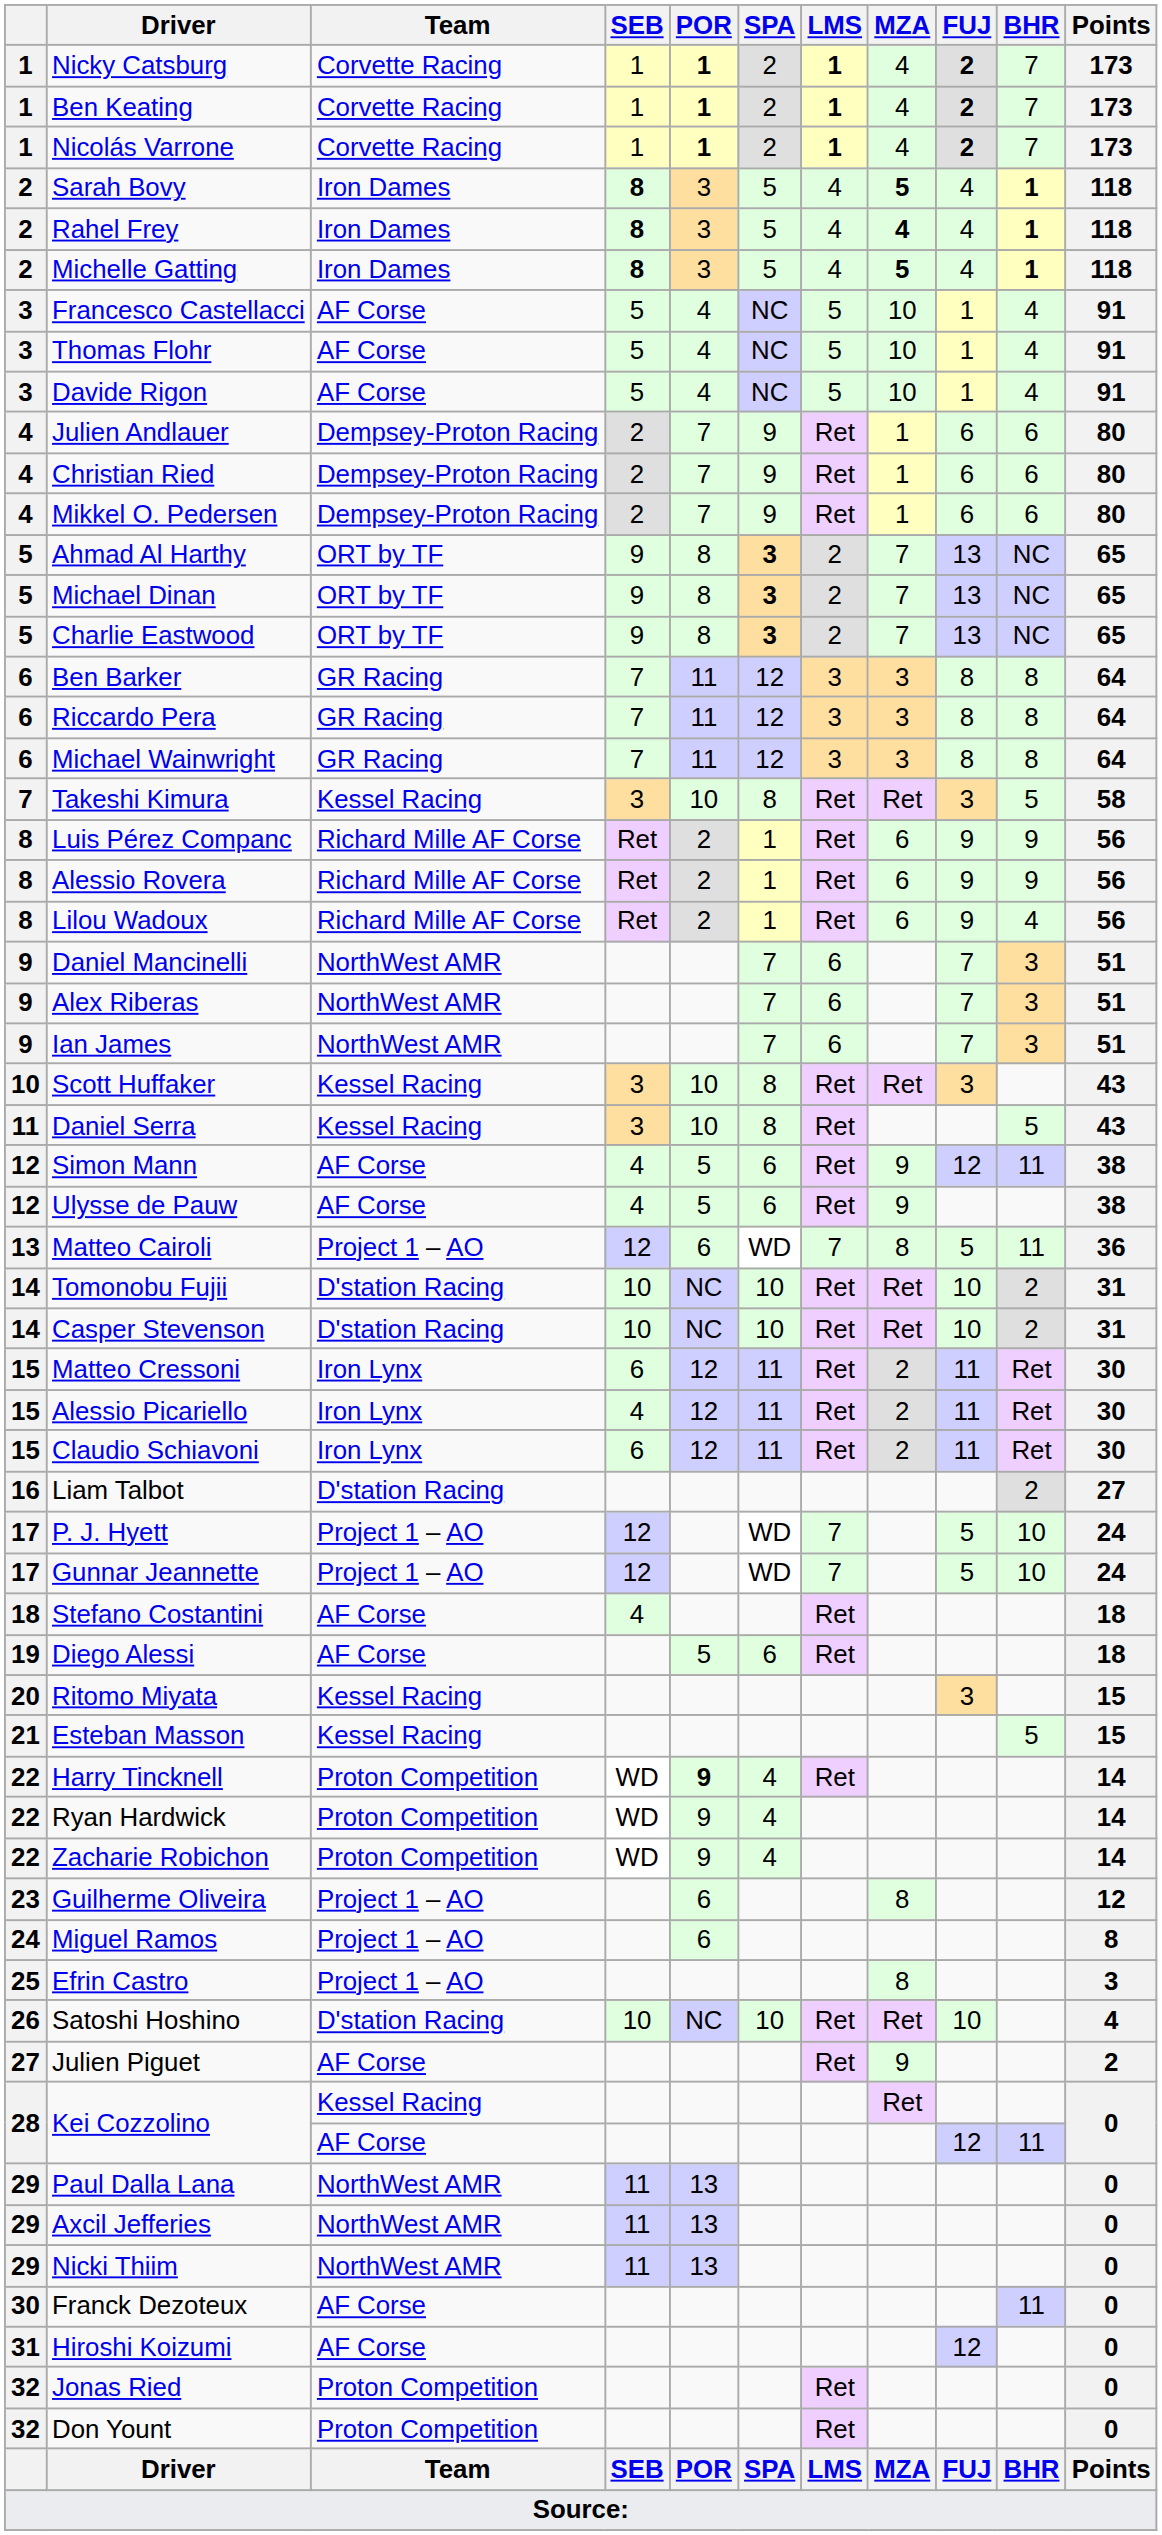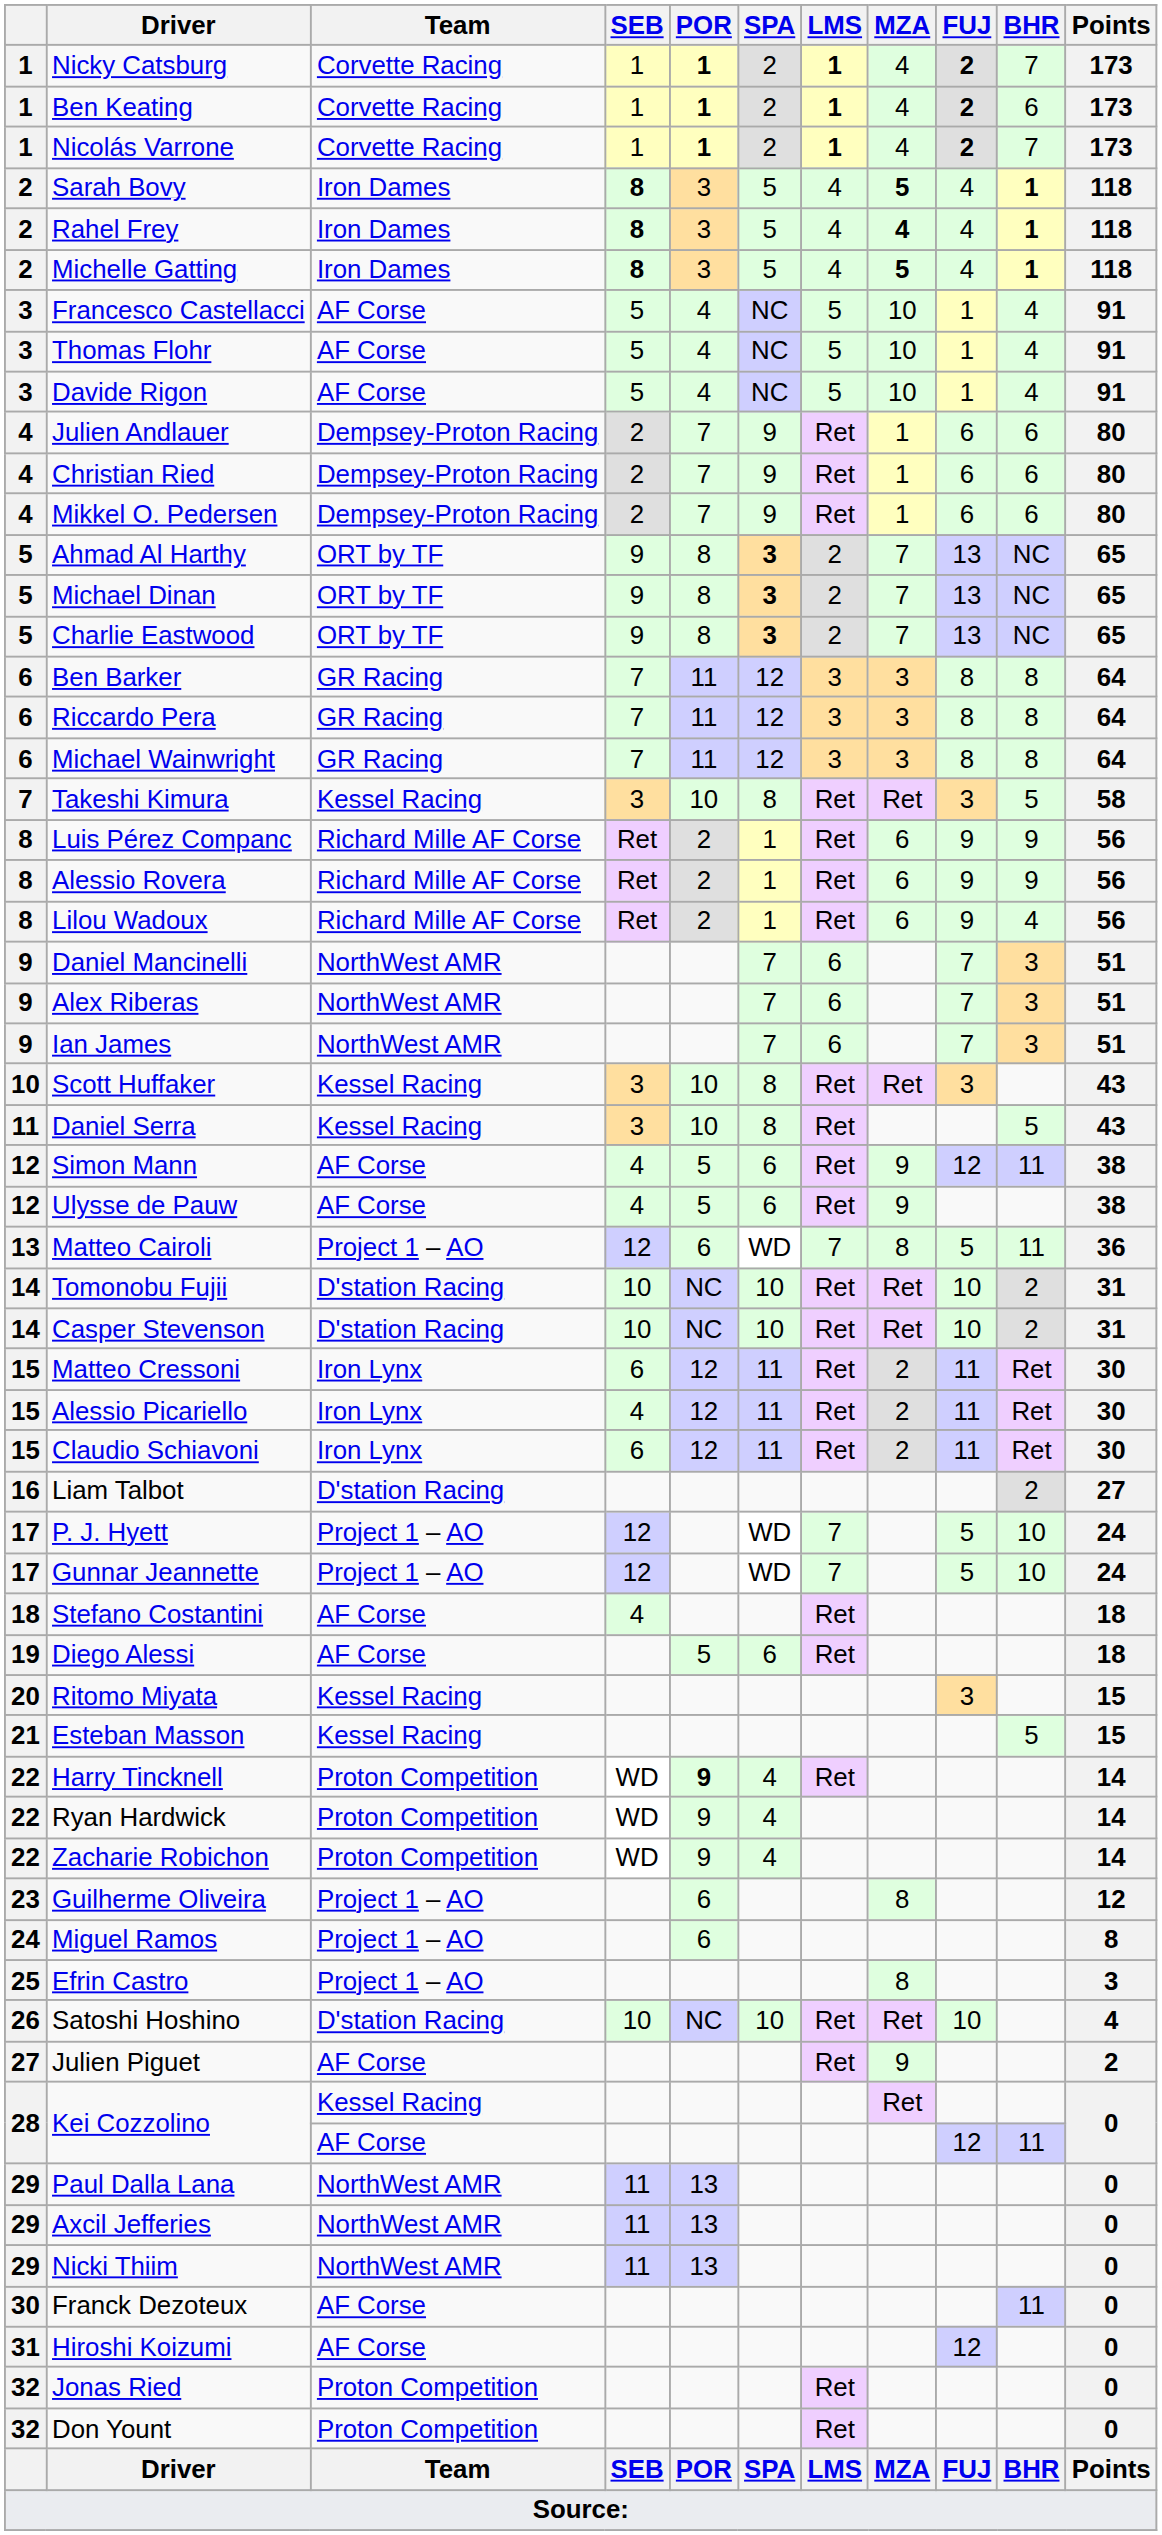(1031, 106) 7 -> (1031, 106) 6
